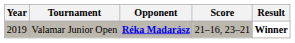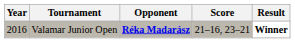(17, 29) 2019 -> (17, 29) 2016
